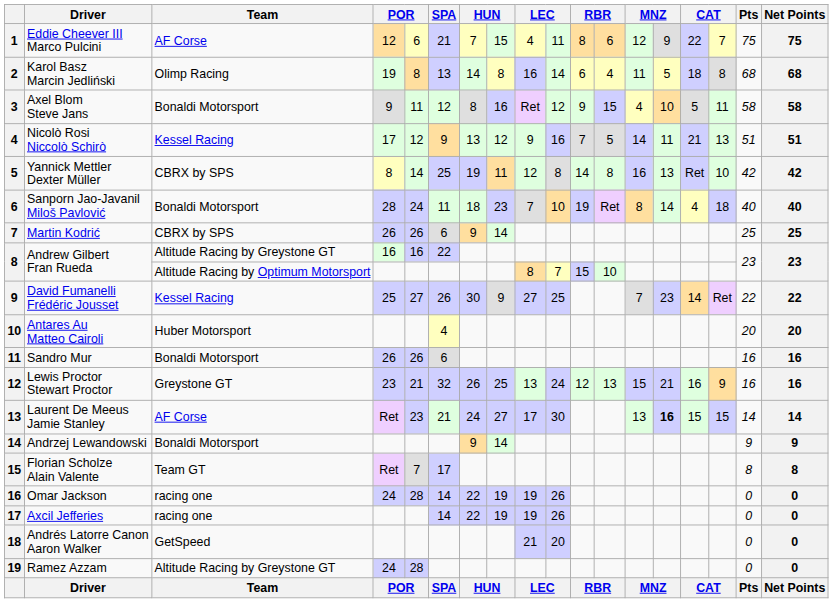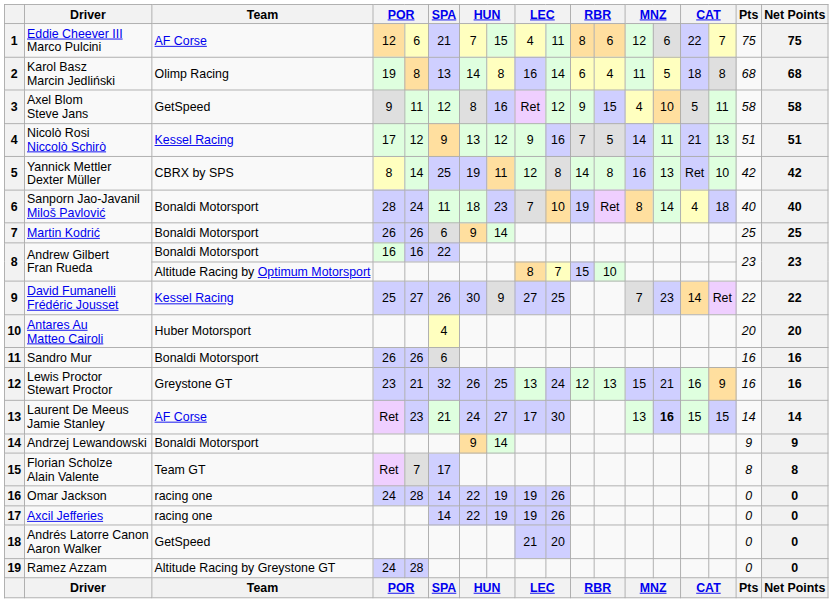(667, 40) 9 -> (667, 40) 6
(207, 106) Bonaldi Motorsport -> (182, 106) GetSpeed
(194, 232) CBRX by SPS -> (207, 232) Bonaldi Motorsport
(245, 252) Altitude Racing by Greystone GT -> (207, 252) Bonaldi Motorsport
